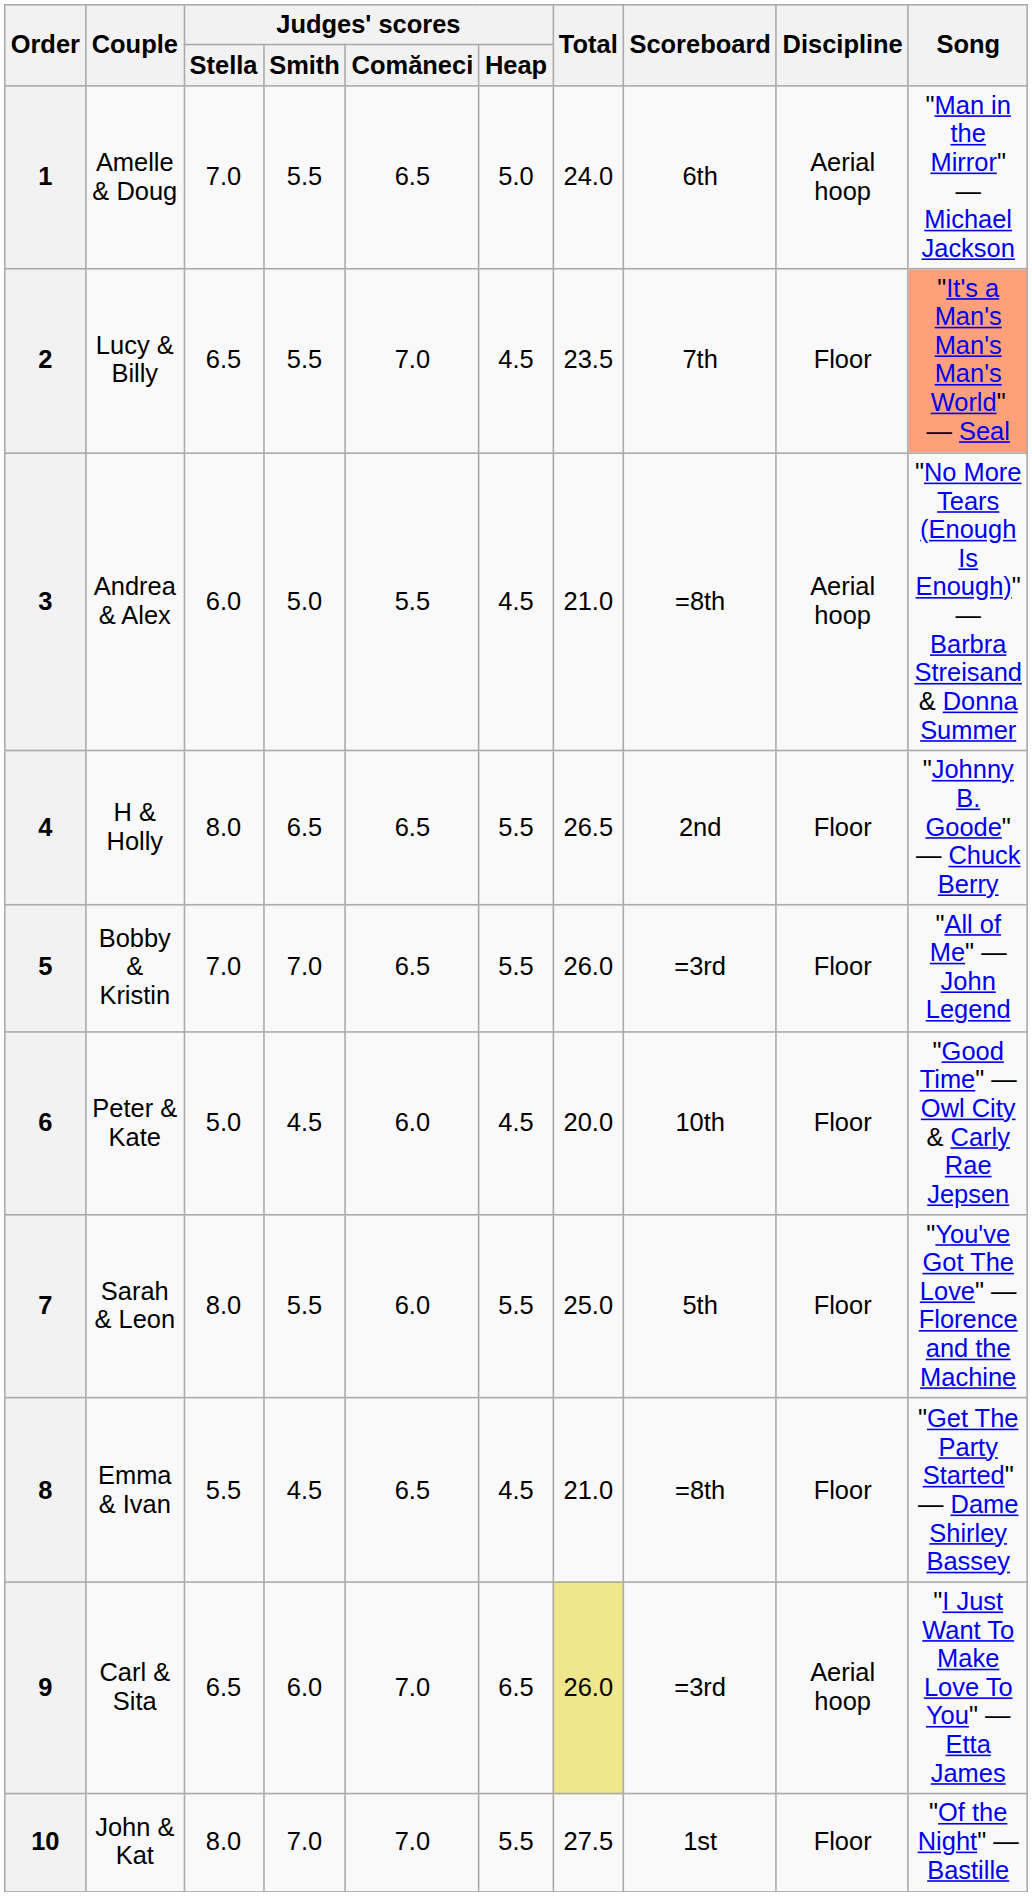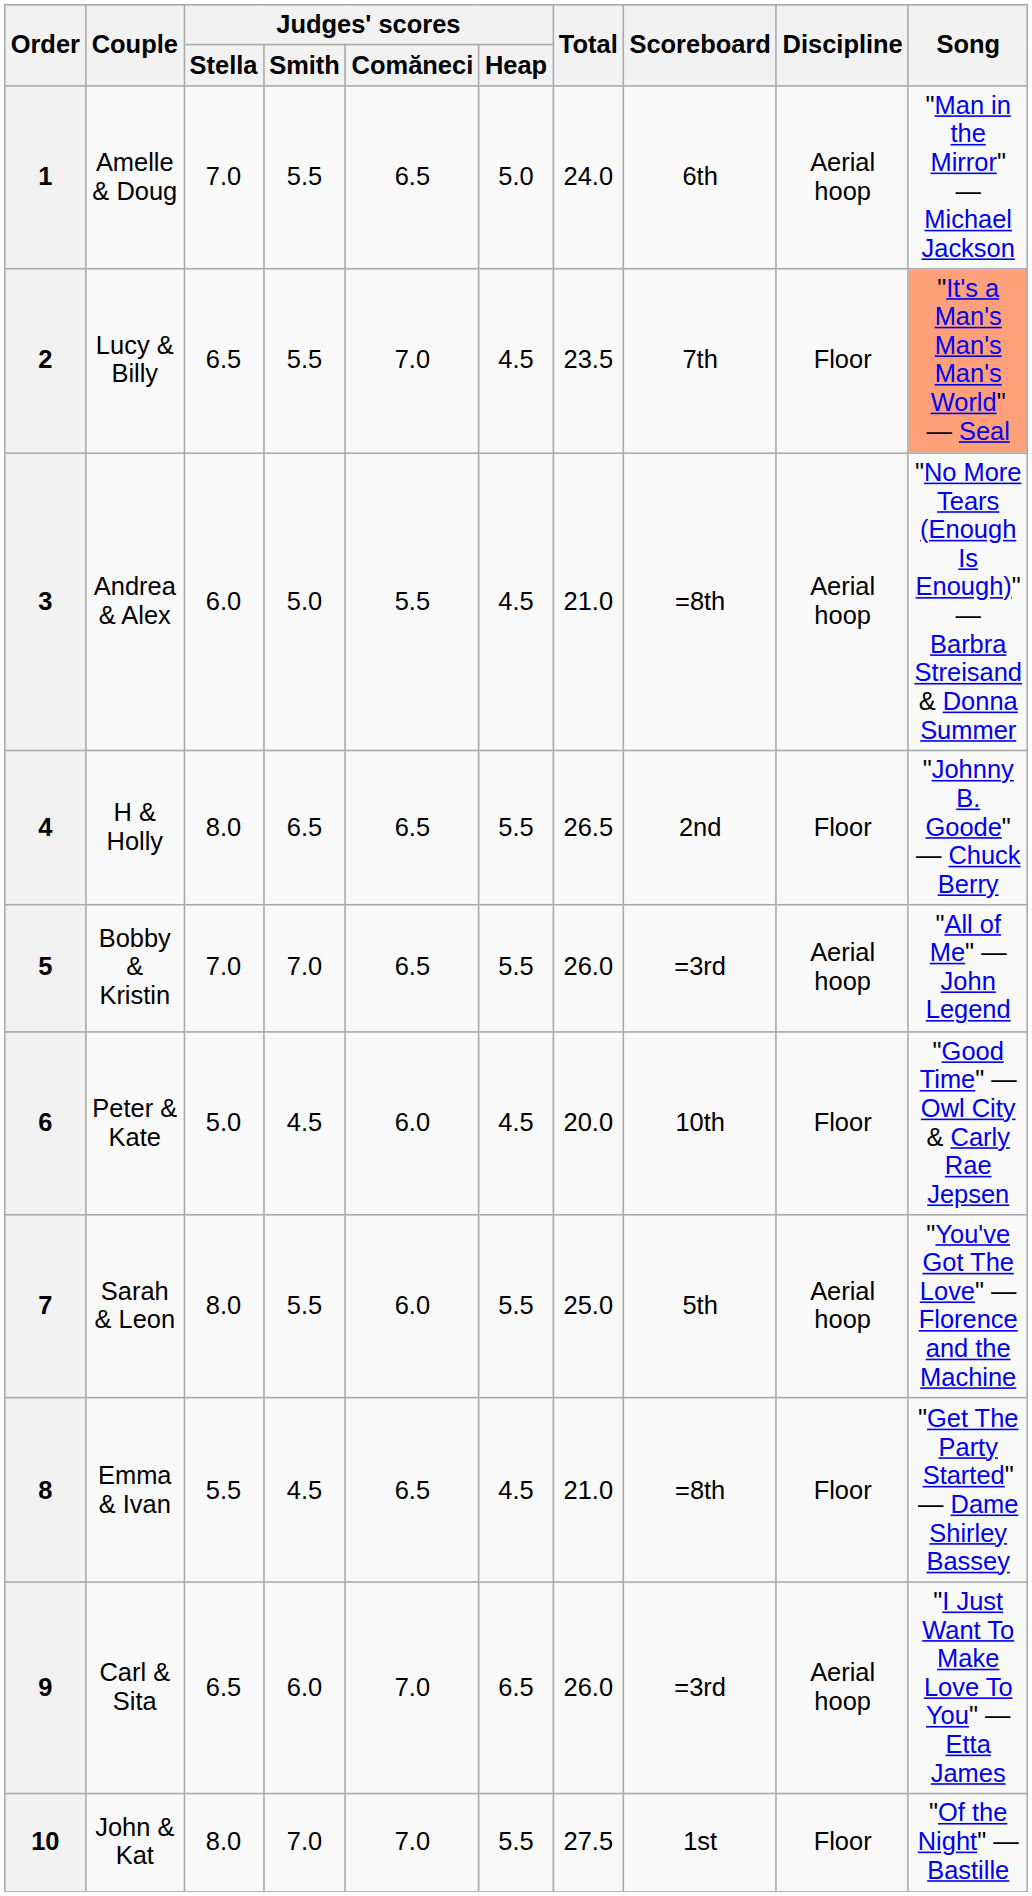(843, 967) Floor -> (843, 967) Aerial hoop
(843, 1306) Floor -> (843, 1306) Aerial hoop
(588, 1687) khaki background -> (588, 1687) no background
